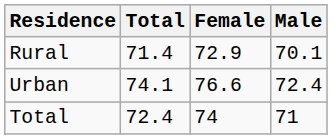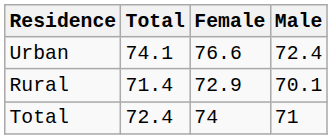rows swapped: (39, 53) <-> (39, 85)
